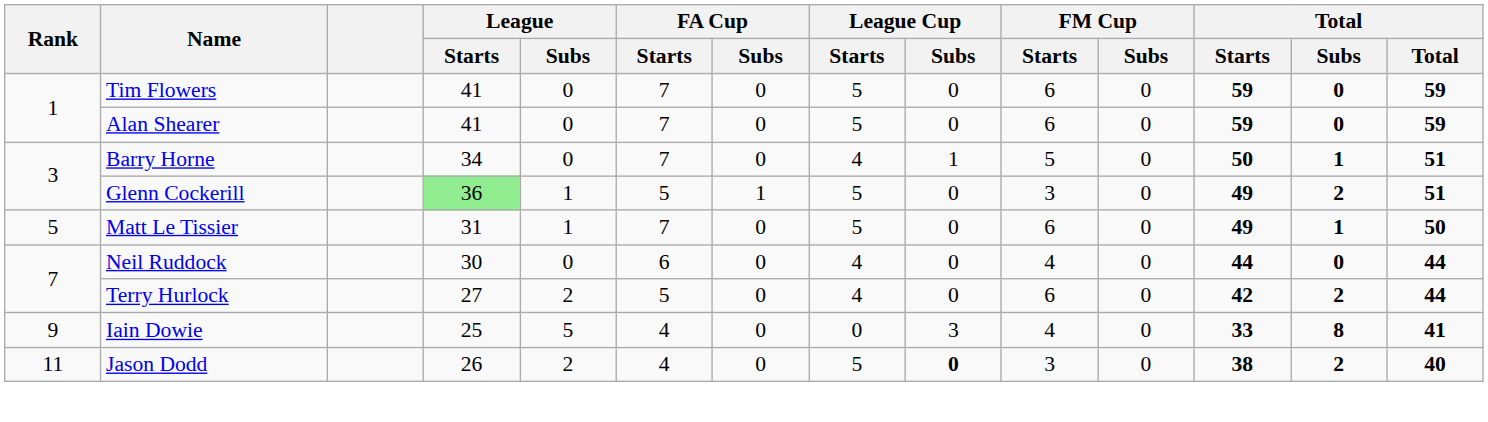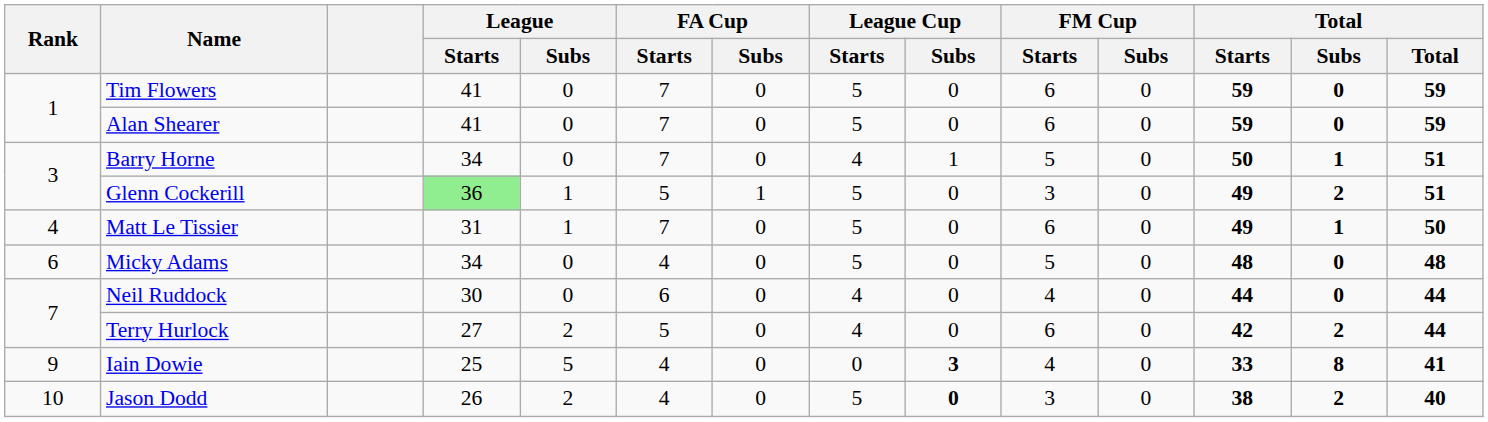(53, 227) 5 -> (53, 227) 4
+ row: (167, 261)
(953, 329) normal -> (953, 364) bold
(53, 364) 11 -> (53, 398) 10
